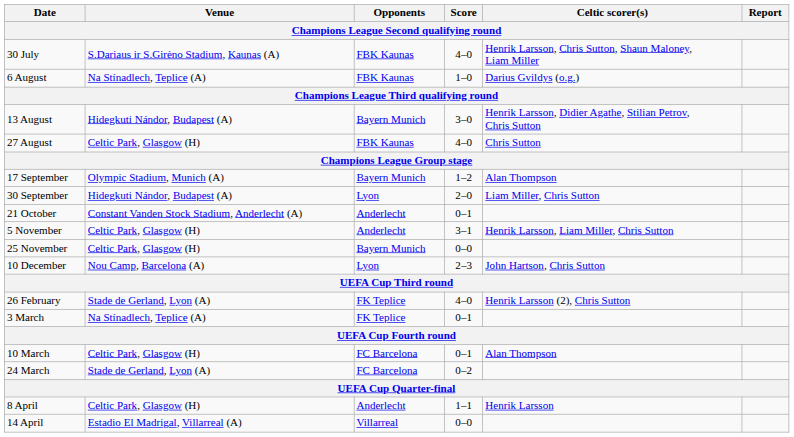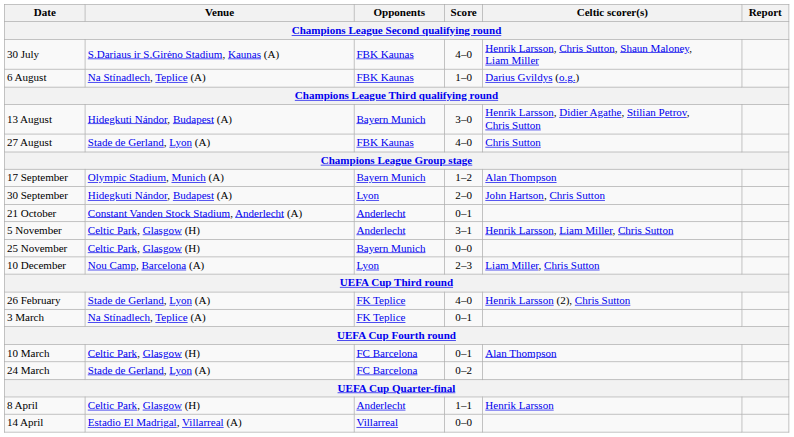(144, 143) Celtic Park, Glasgow (H) -> (149, 143) Stade de Gerland, Lyon (A)
(542, 195) Liam Miller, Chris Sutton -> (545, 195) John Hartson, Chris Sutton
(545, 265) John Hartson, Chris Sutton -> (542, 265) Liam Miller, Chris Sutton
